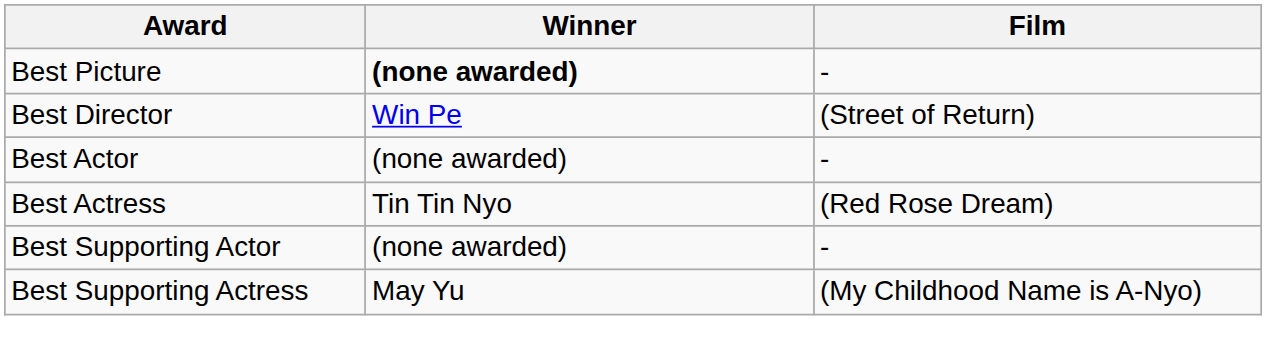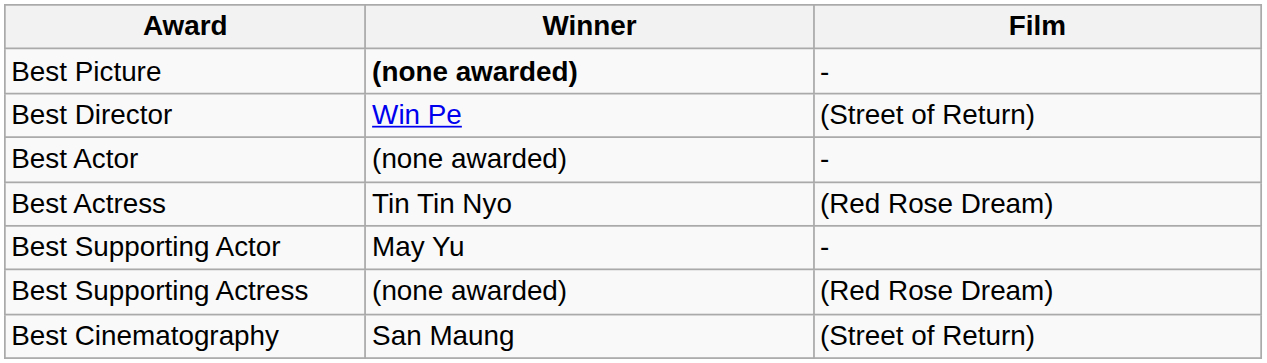(470, 247) (none awarded) -> (418, 247) May Yu
(418, 291) May Yu -> (470, 291) (none awarded)
(1011, 291) (My Childhood Name is A-Nyo) -> (937, 291) (Red Rose Dream)
+ row: (145, 335)
